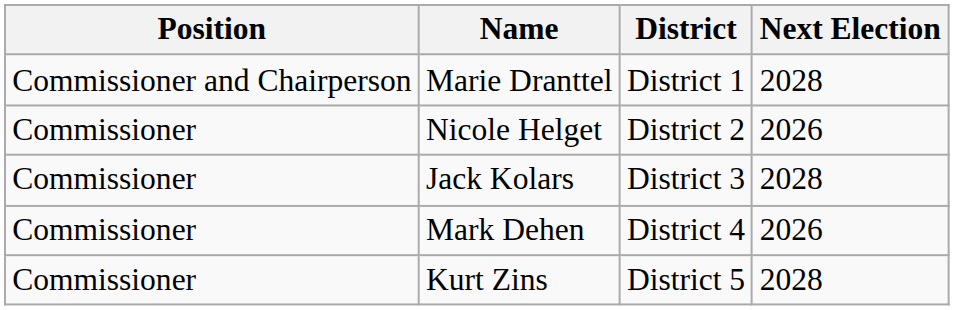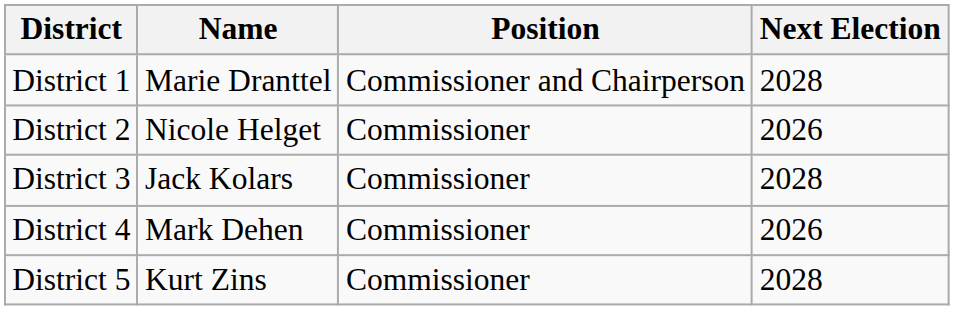columns swapped: (212, 29) <-> (686, 29)
